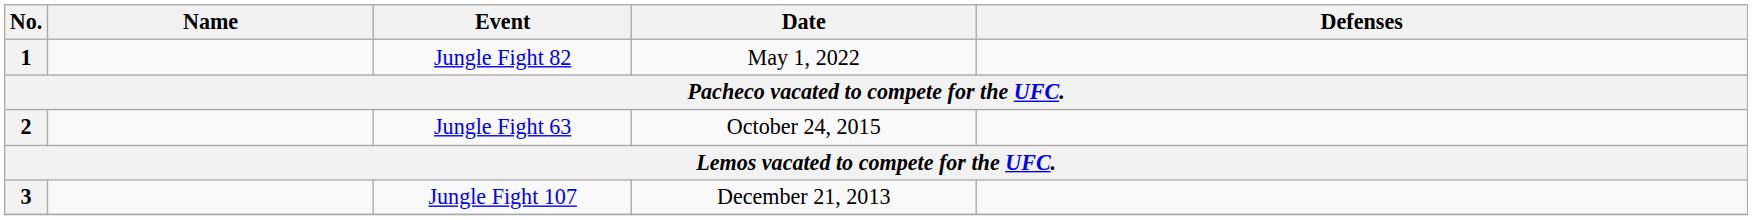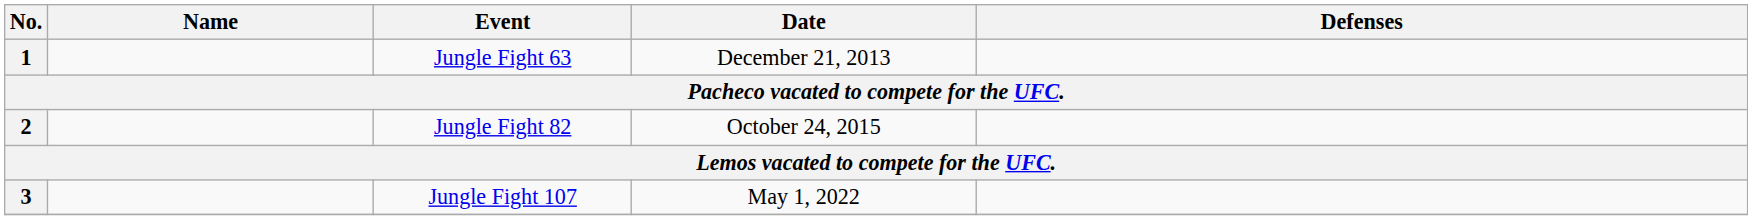(503, 57) Jungle Fight 82 -> (503, 57) Jungle Fight 63
(804, 57) May 1, 2022 -> (804, 57) December 21, 2013
(503, 127) Jungle Fight 63 -> (503, 127) Jungle Fight 82
(804, 197) December 21, 2013 -> (804, 197) May 1, 2022
